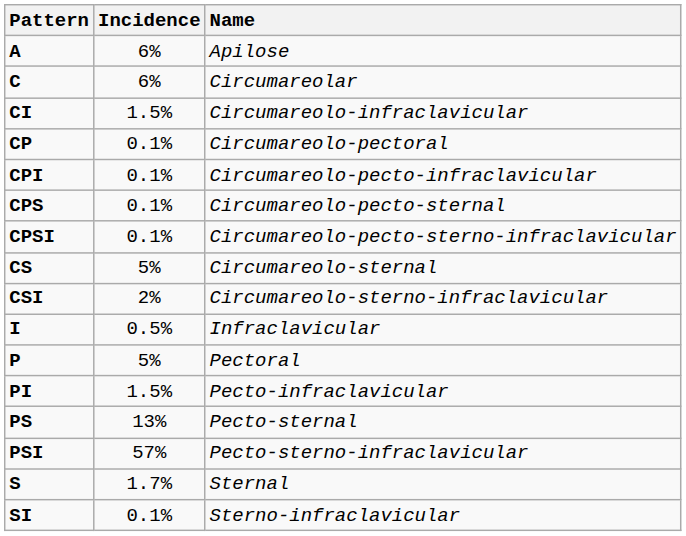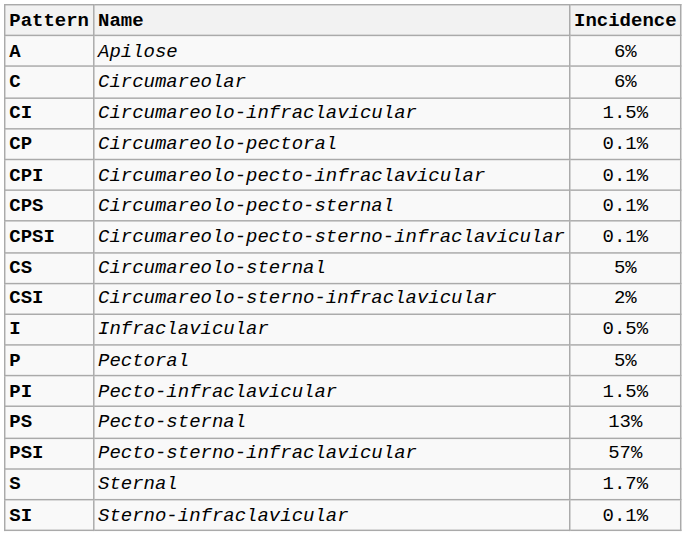columns swapped: (232, 20) <-> (149, 20)
